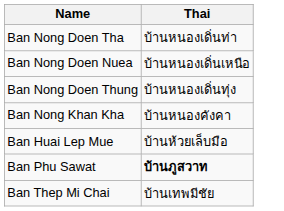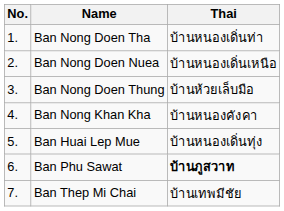+ column: (18, 14)
(190, 89) บ้านหนองเดิ่นทุ่ง -> (212, 89) บ้านห้วยเล็บมือ
(186, 141) บ้านห้วยเล็บมือ -> (216, 141) บ้านหนองเดิ่นทุ่ง
